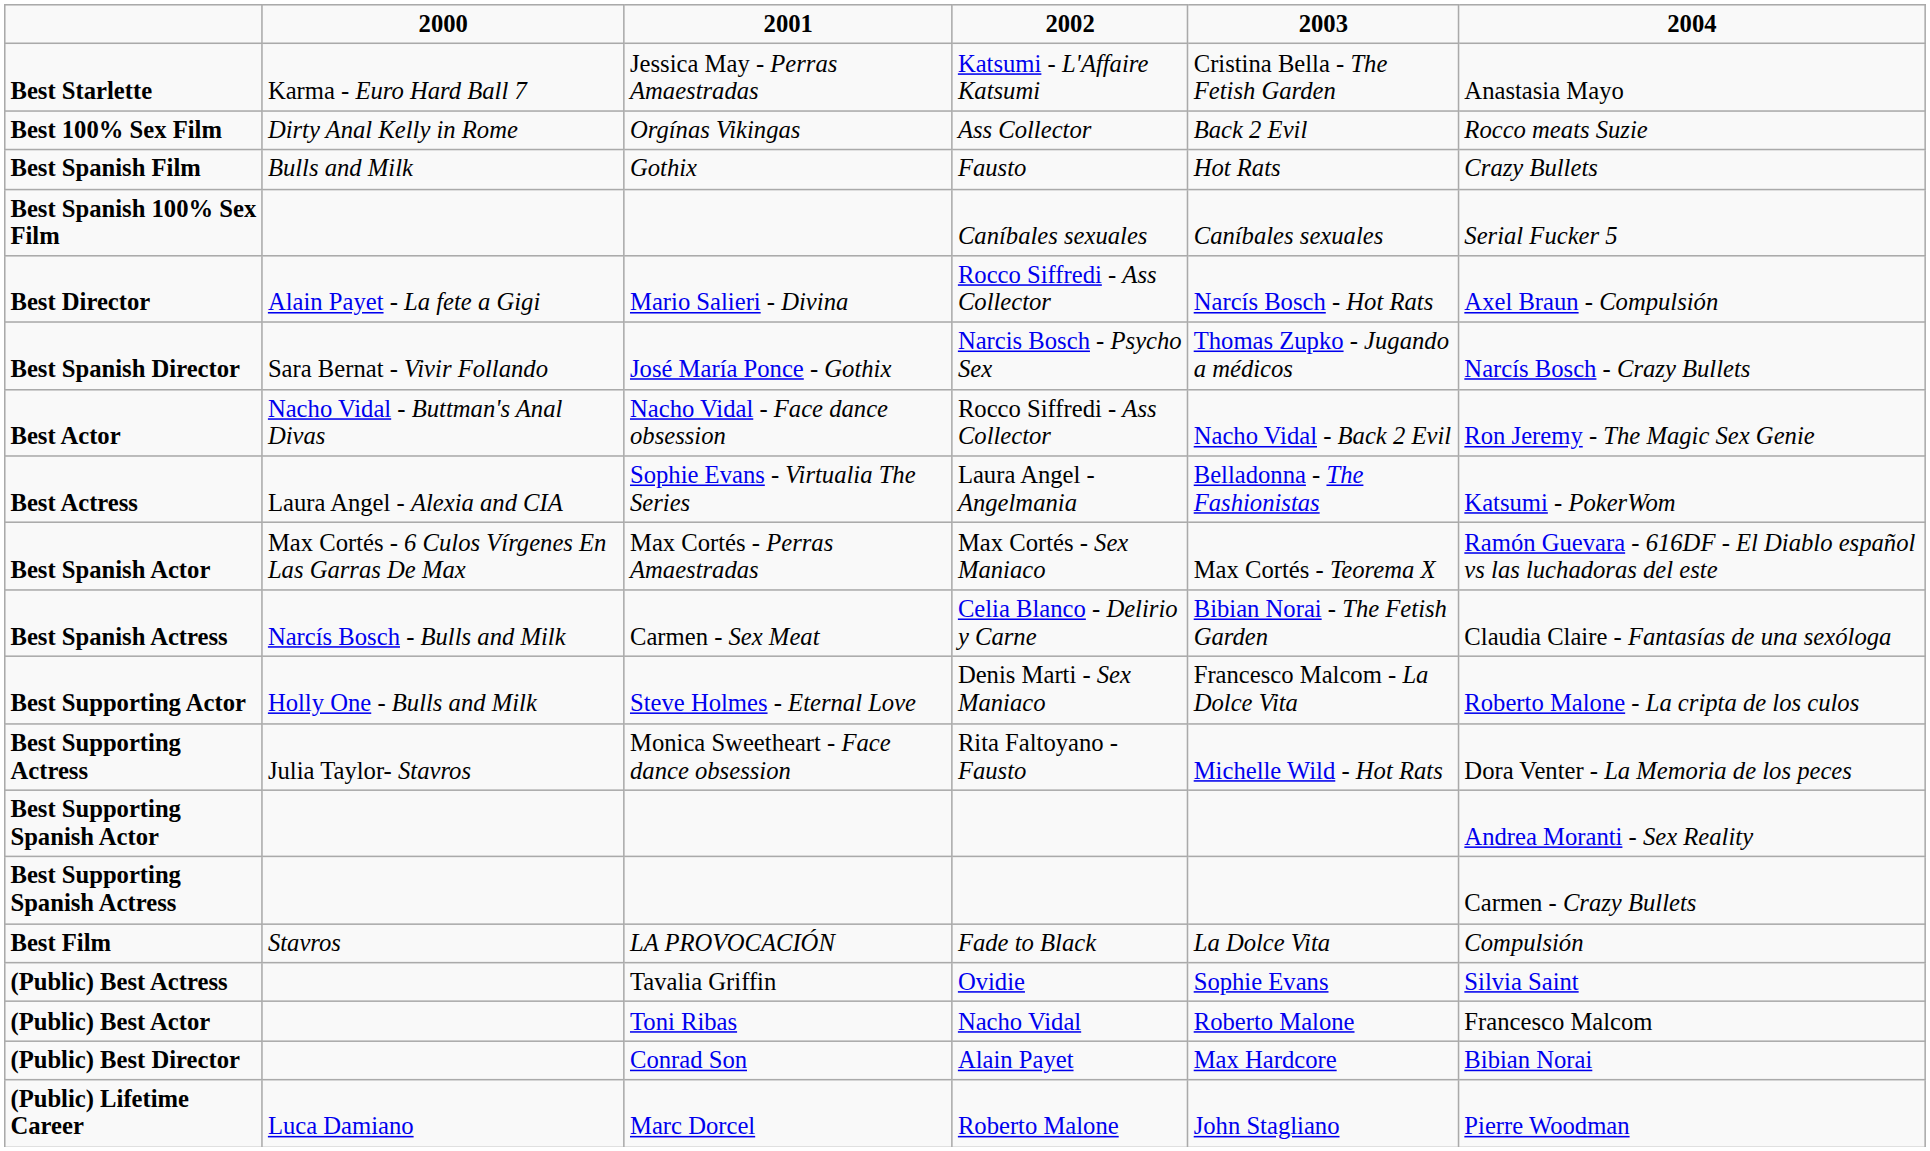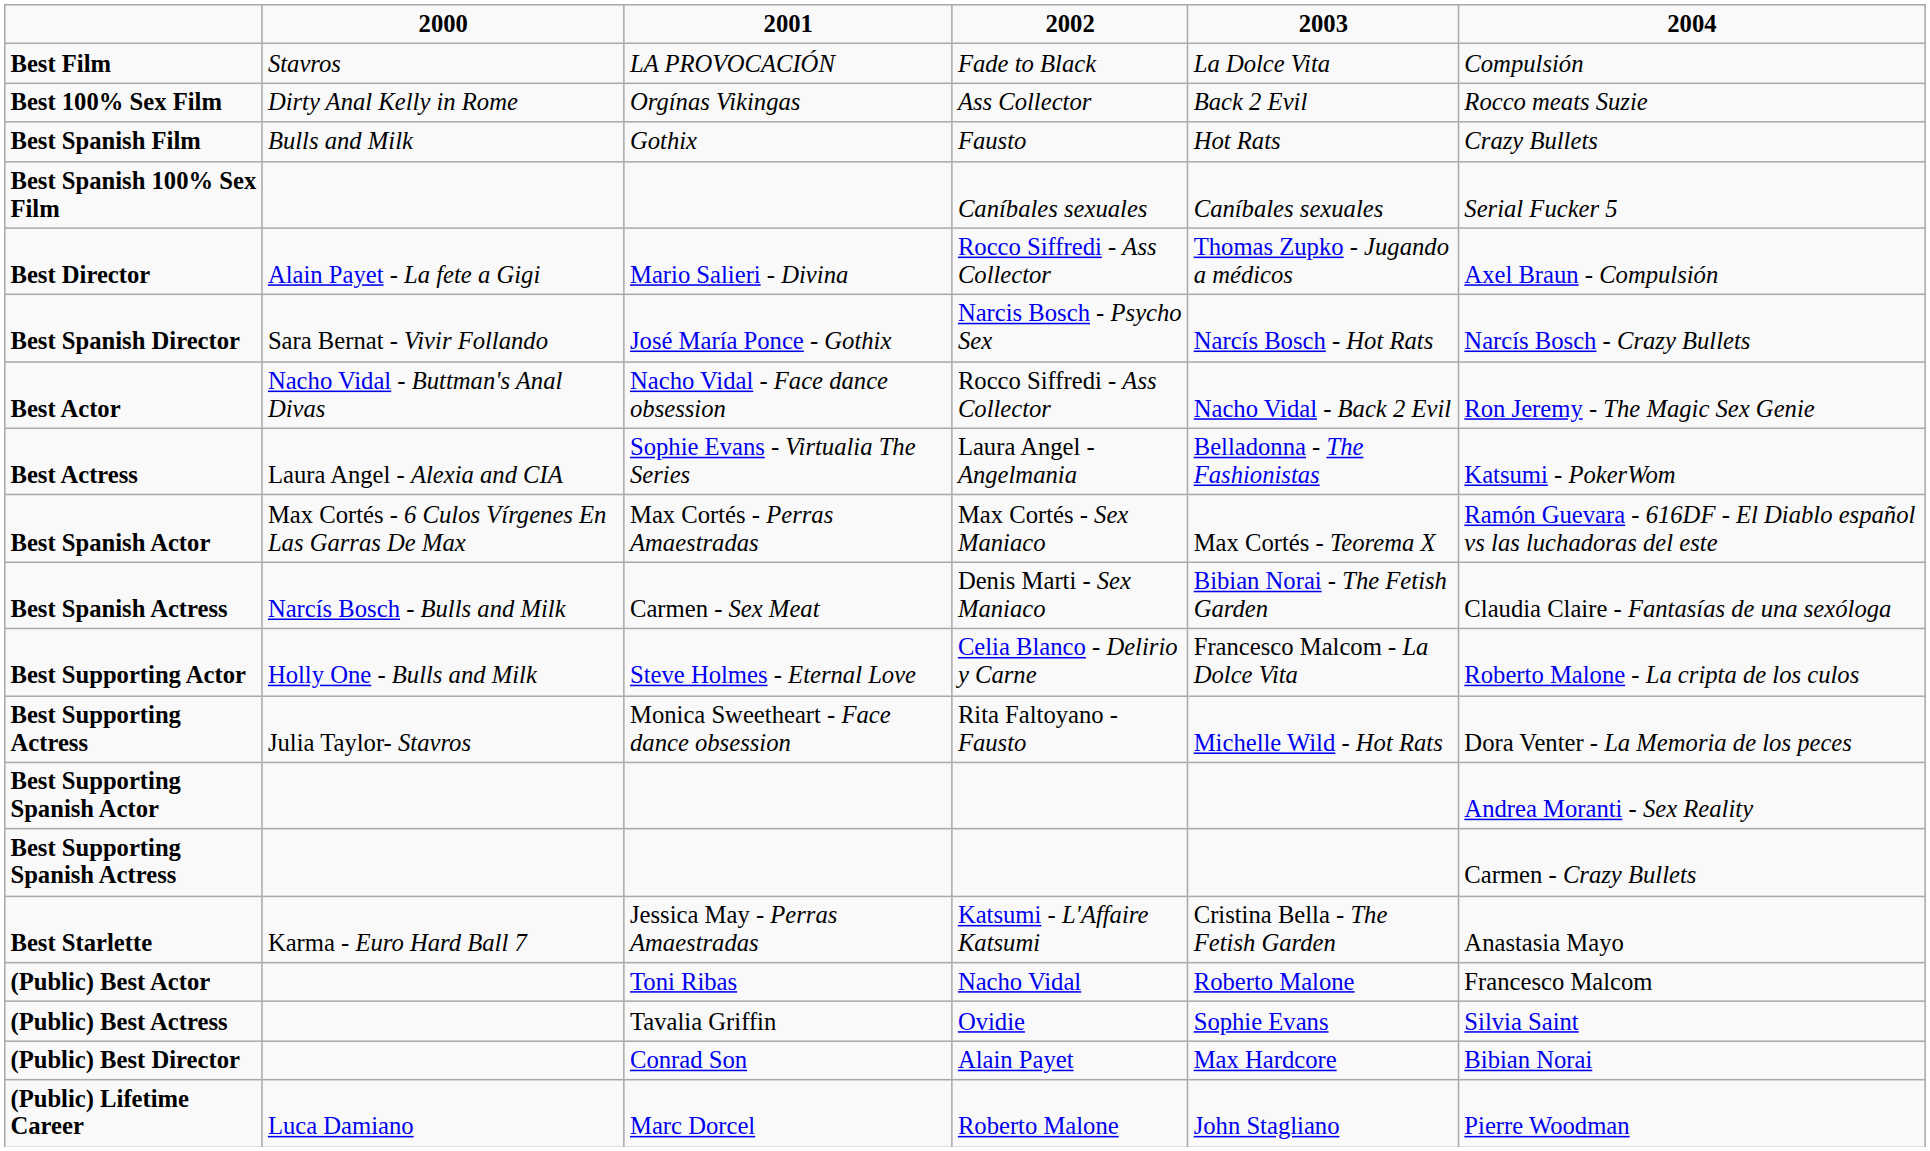rows swapped: (61, 942) <-> (81, 90)
(1313, 302) Narcís Bosch - Hot Rats -> (1321, 261) Thomas Zupko - Jugando a médicos
(1321, 355) Thomas Zupko - Jugando a médicos -> (1313, 341) Narcís Bosch - Hot Rats
(1068, 622) Celia Blanco - Delirio y Carne -> (1044, 594) Denis Marti - Sex Maniaco
(1044, 689) Denis Marti - Sex Maniaco -> (1068, 661) Celia Blanco - Delirio y Carne
rows swapped: (110, 1020) <-> (119, 981)
